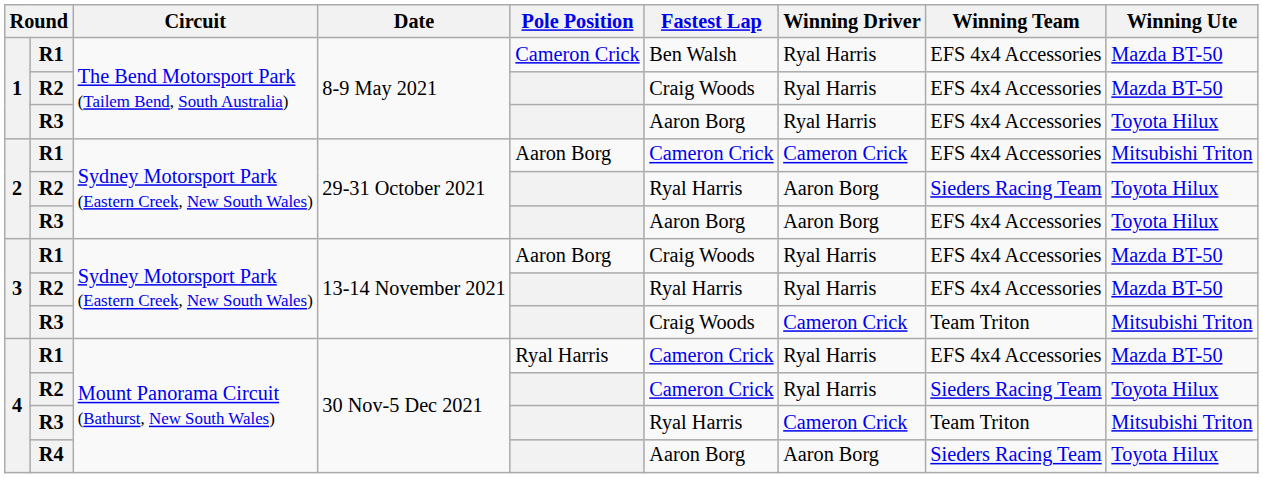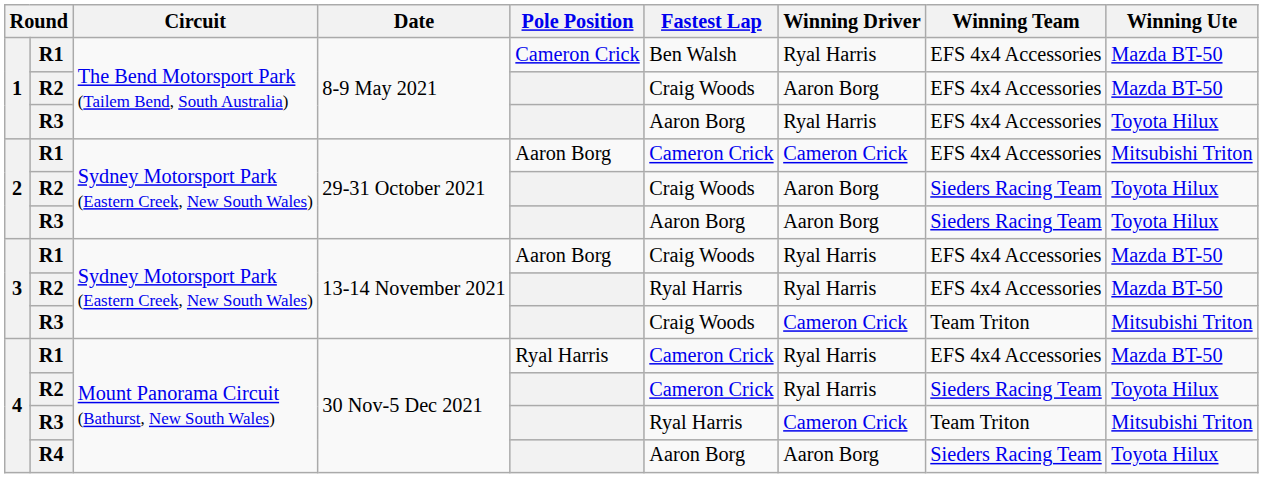(830, 87) Ryal Harris -> (831, 87) Aaron Borg
(696, 187) Ryal Harris -> (702, 187) Craig Woods
(1016, 221) EFS 4x4 Accessories -> (1016, 221) Sieders Racing Team
